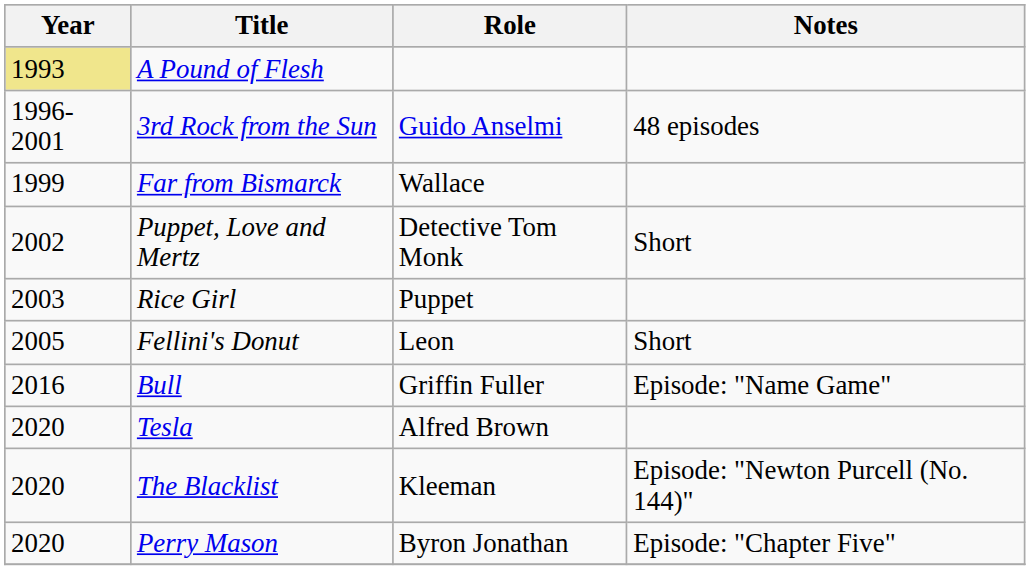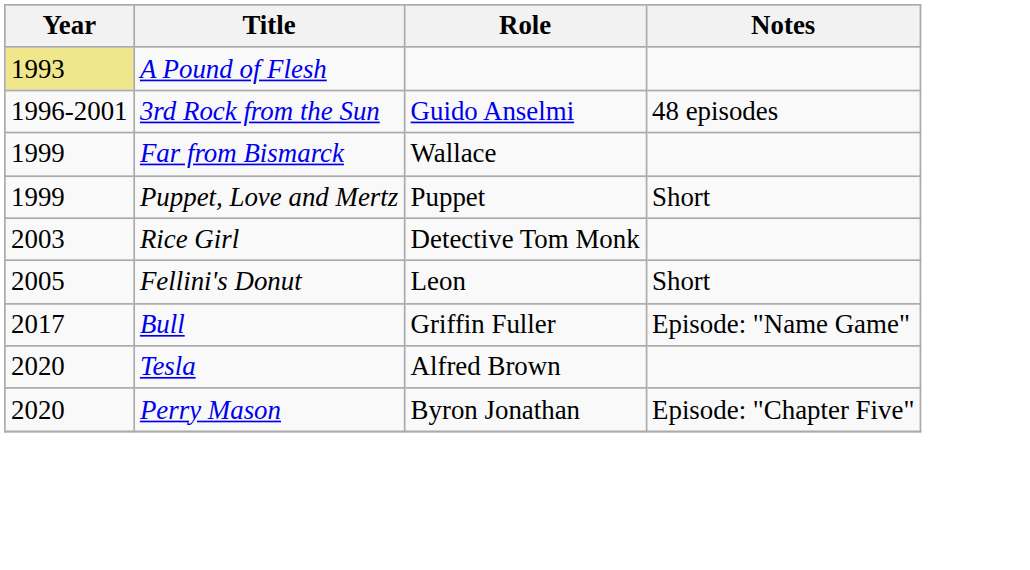(38, 241) 2002 -> (38, 196) 1999
(478, 241) Detective Tom Monk -> (448, 196) Puppet
(436, 299) Puppet -> (525, 238) Detective Tom Monk
(38, 384) 2016 -> (38, 324) 2017
- row: (207, 485)
